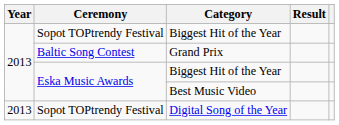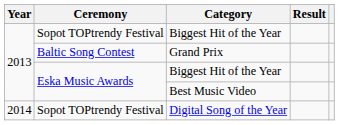(19, 110) 2013 -> (19, 110) 2014
